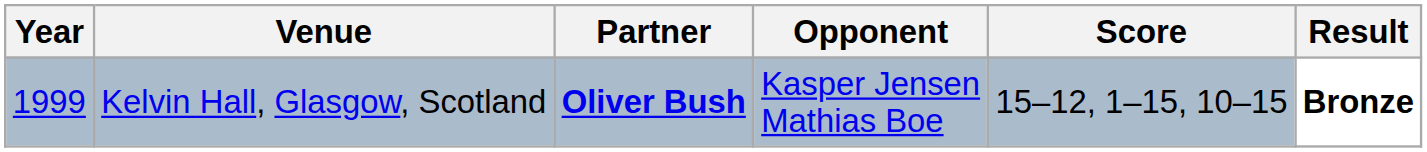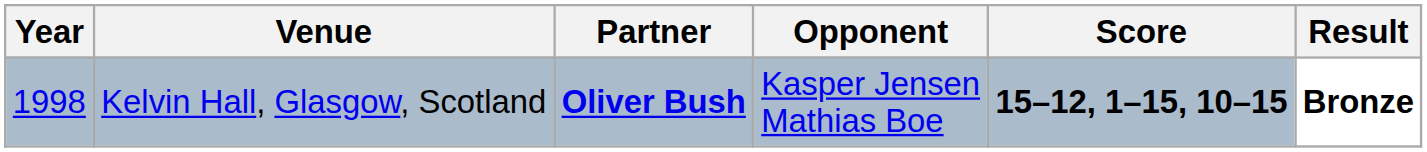(49, 102) 1999 -> (49, 102) 1998
(1141, 102) normal -> (1141, 102) bold
